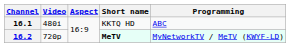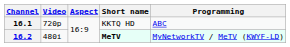(52, 23) 480i -> (52, 23) 720p
(52, 36) 720p -> (52, 36) 480i
